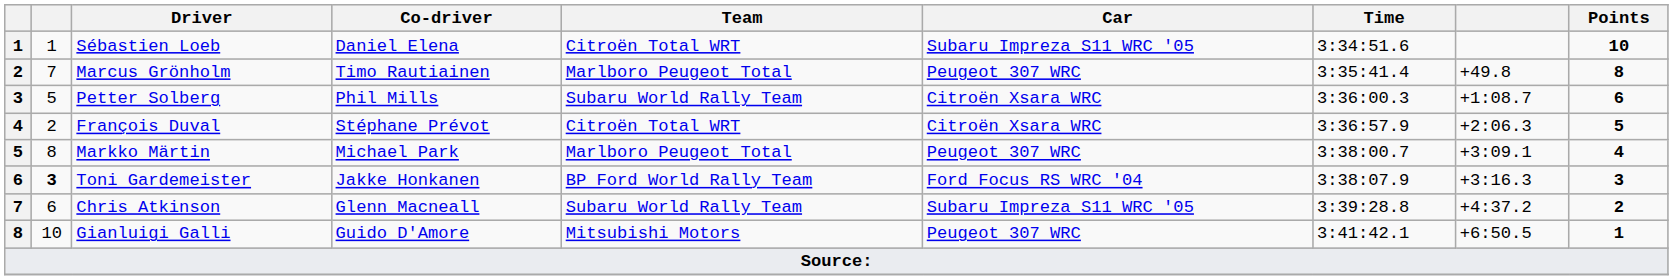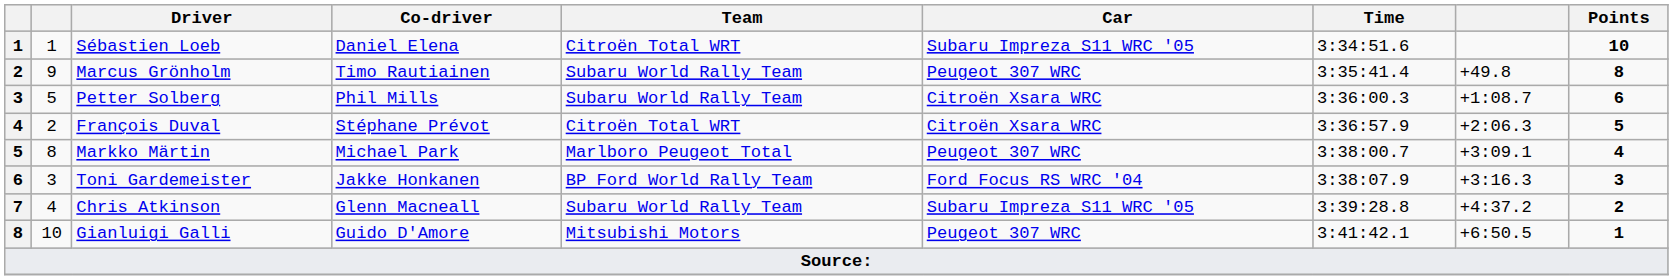(52, 72) 7 -> (52, 72) 9
(679, 72) Marlboro Peugeot Total -> (684, 72) Subaru World Rally Team
(52, 180) bold -> (52, 180) normal
(52, 207) 6 -> (52, 207) 4
